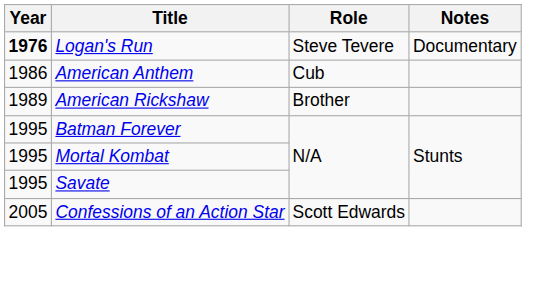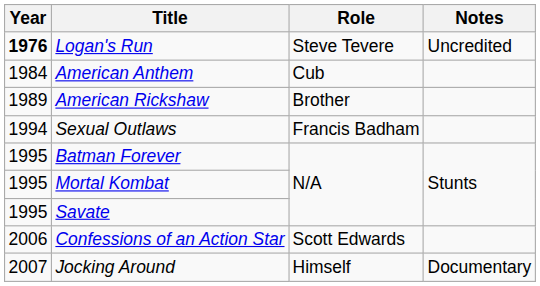(465, 45) Documentary -> (470, 45) Uncredited
(28, 73) 1986 -> (28, 73) 1984
+ row: (116, 128)
(28, 211) 2005 -> (28, 239) 2006
+ row: (115, 267)
